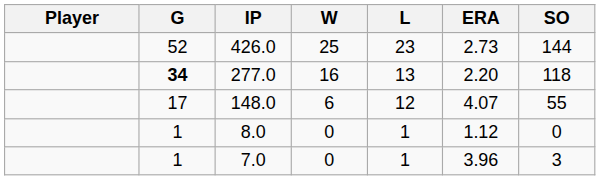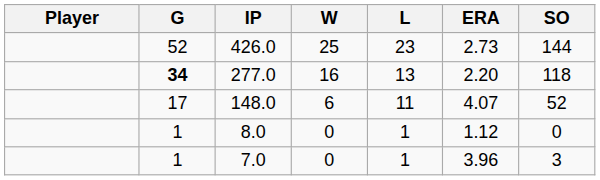(405, 103) 12 -> (405, 103) 11
(557, 103) 55 -> (557, 103) 52
